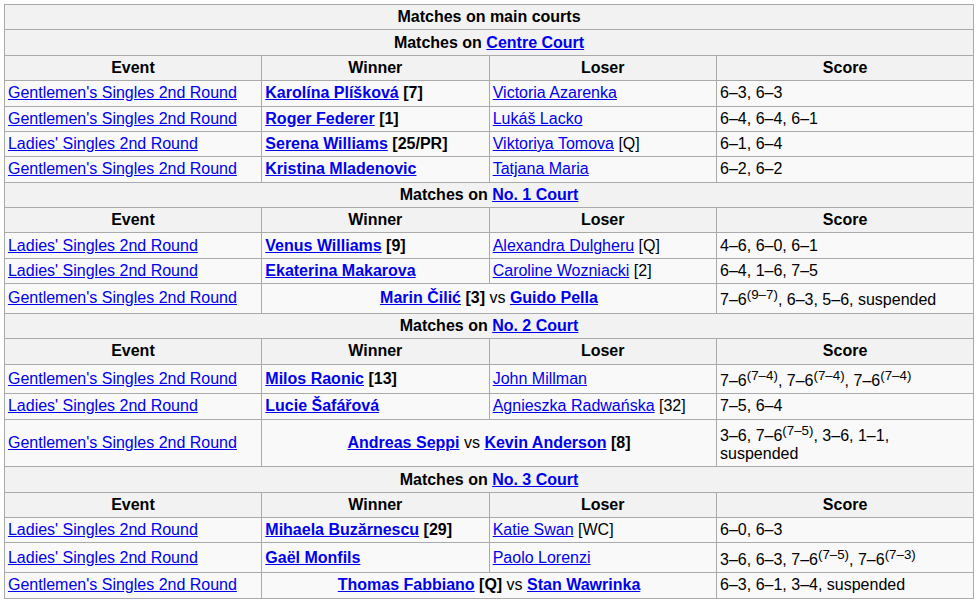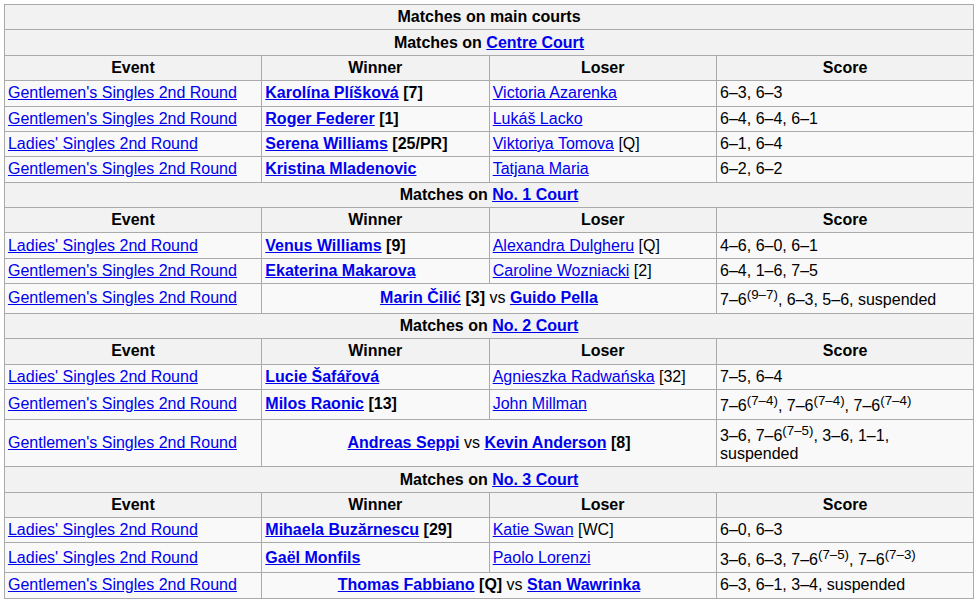(103, 270) Ladies' Singles 2nd Round -> (122, 270) Gentlemen's Singles 2nd Round
rows swapped: (331, 378) <-> (322, 406)
